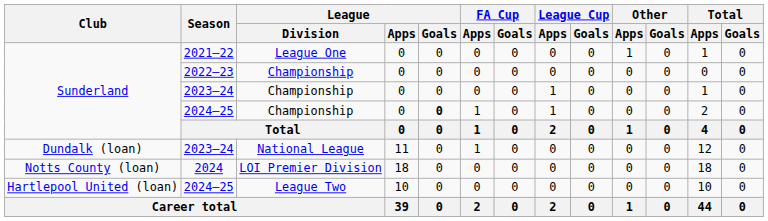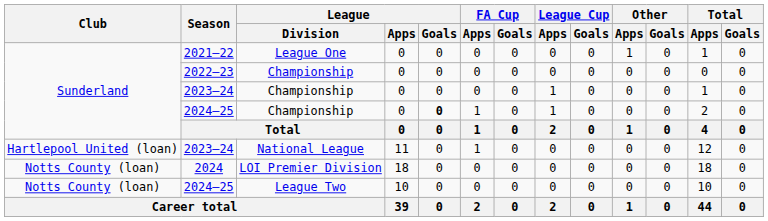(93, 149) Dundalk (loan) -> (93, 149) Hartlepool United (loan)
(93, 188) Hartlepool United (loan) -> (93, 188) Notts County (loan)
